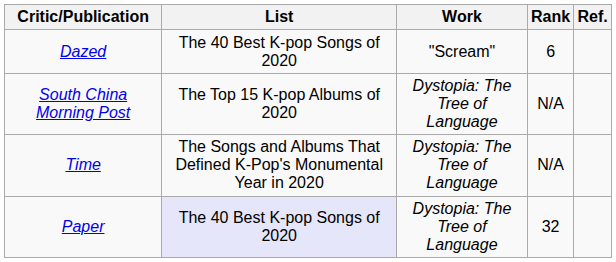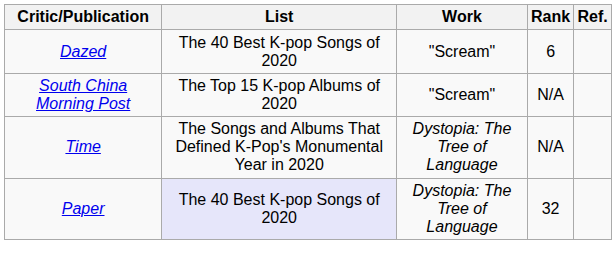(462, 103) Dystopia: The Tree of Language -> (462, 94) "Scream"
